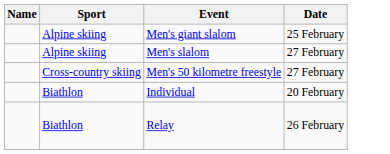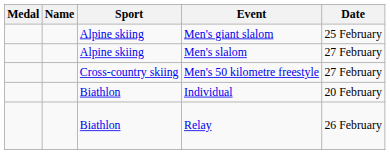+ column: (23, 14)
